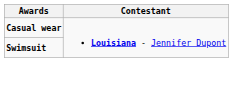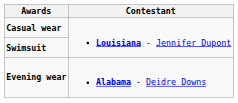+ row: (36, 78)
